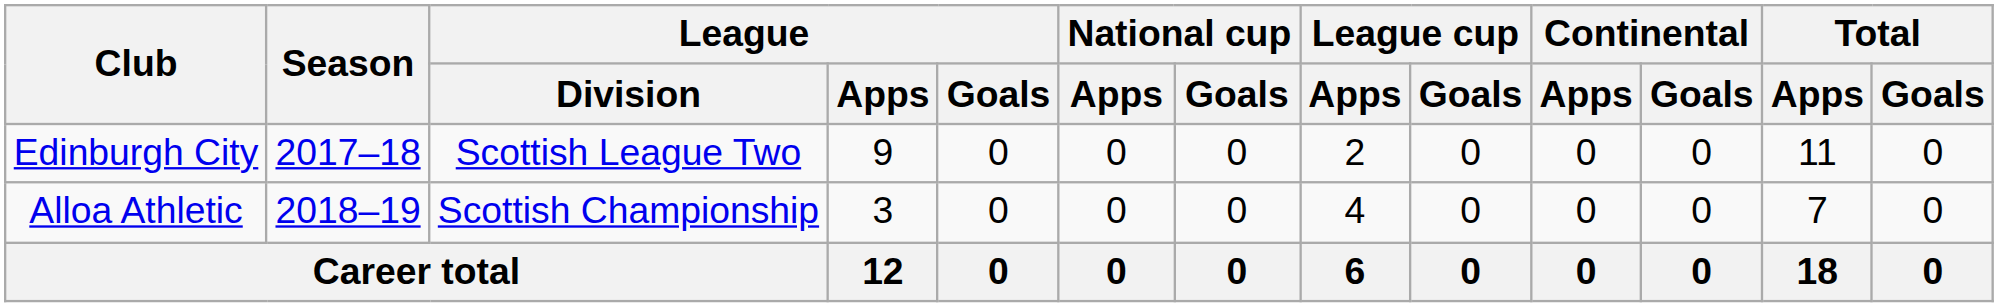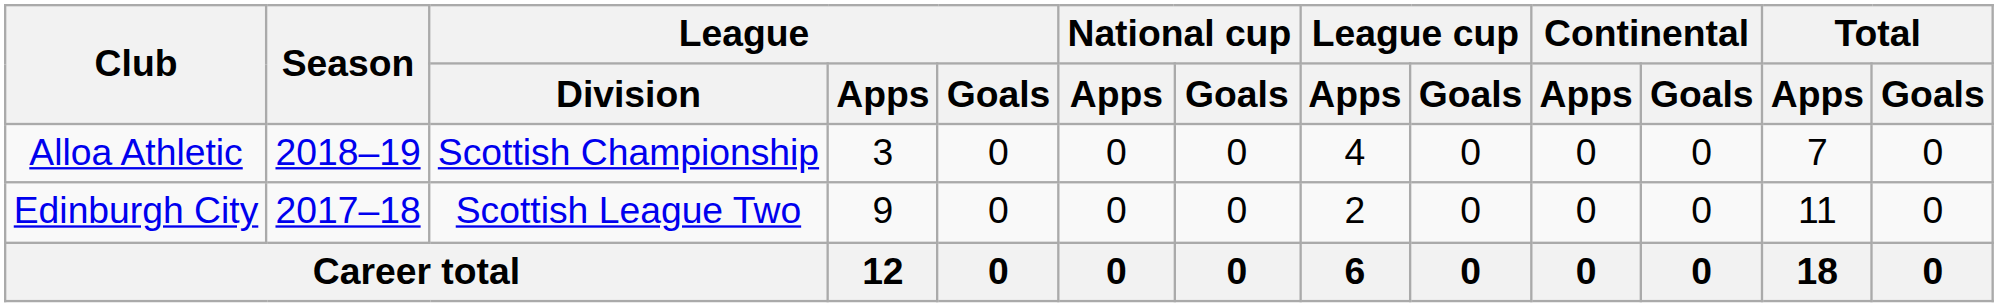rows swapped: (136, 152) <-> (136, 211)
